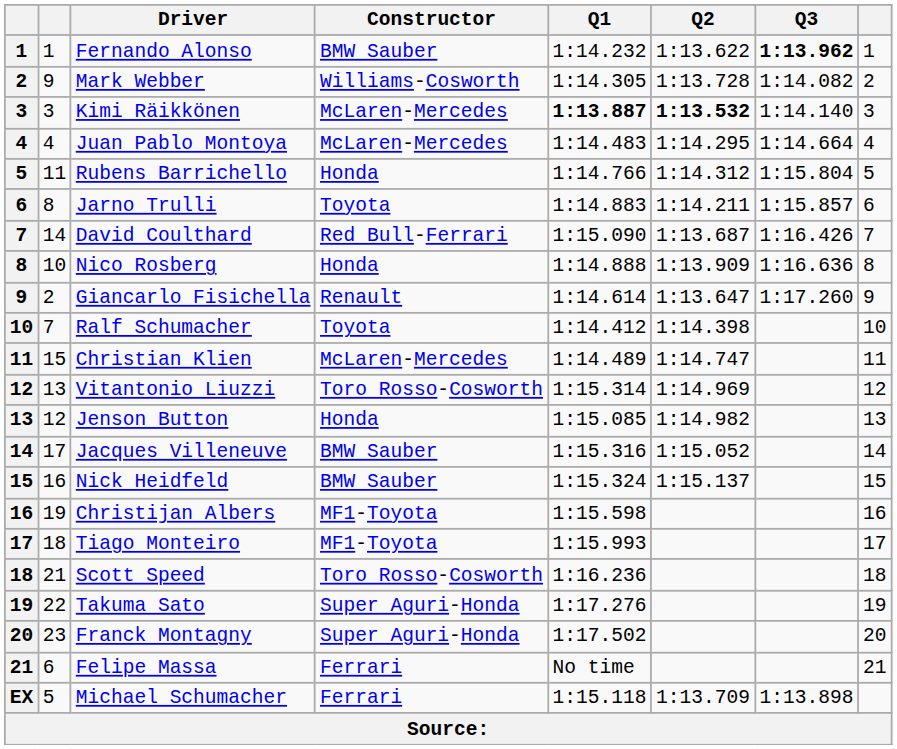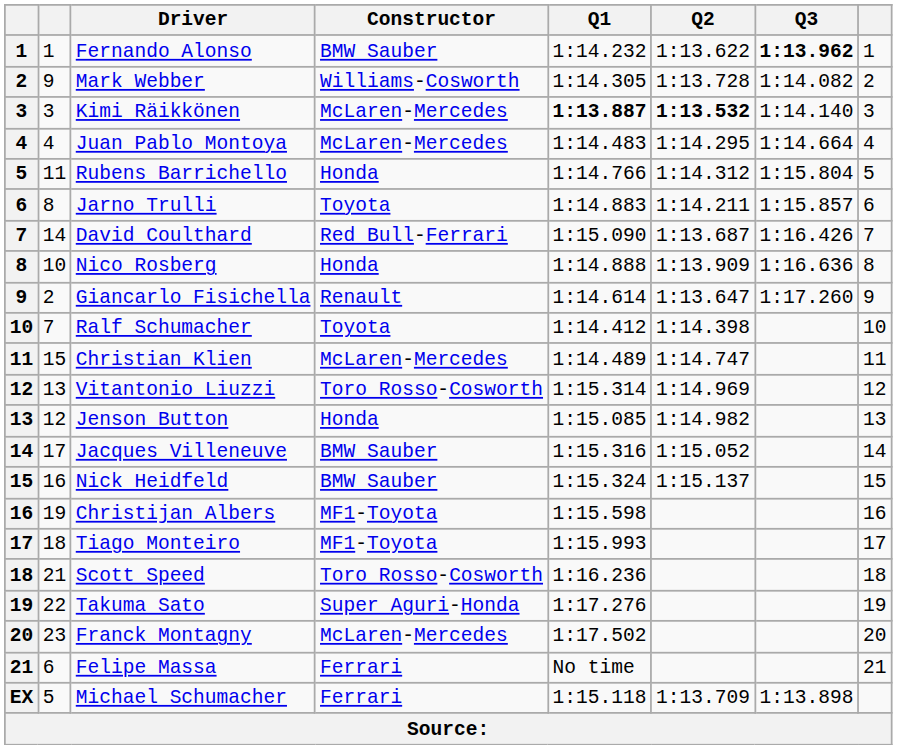(420, 637) Super Aguri-Honda -> (414, 637) McLaren-Mercedes
